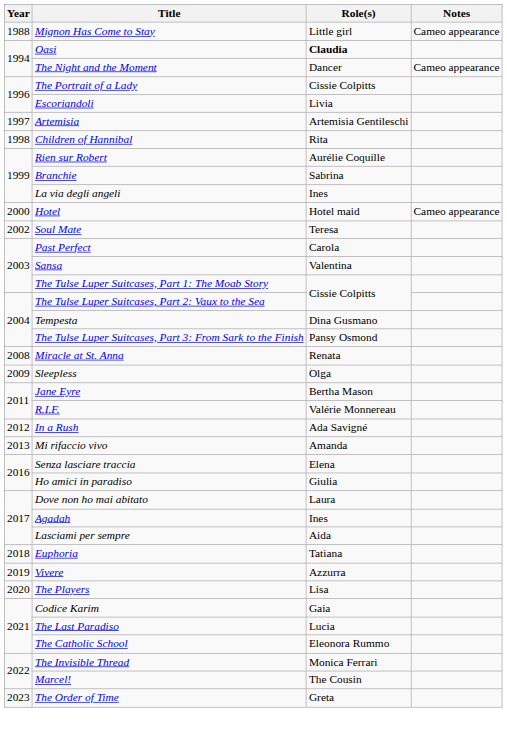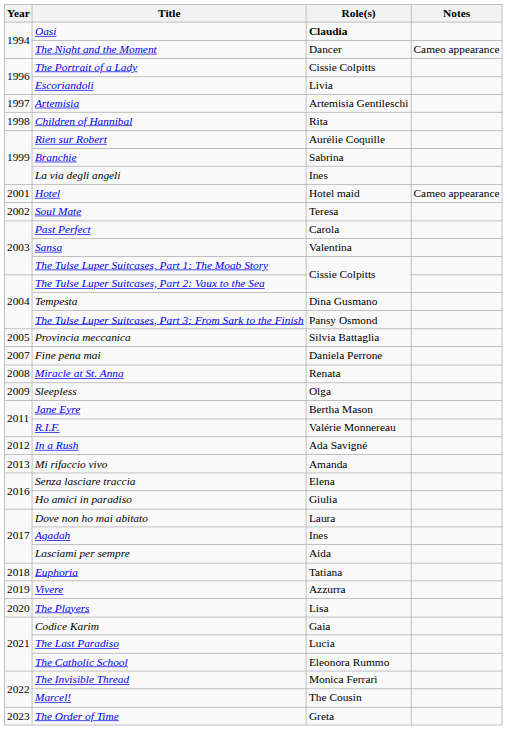- row: (95, 31)
(18, 211) 2000 -> (18, 193) 2001
+ row: (83, 337)
+ row: (68, 355)
